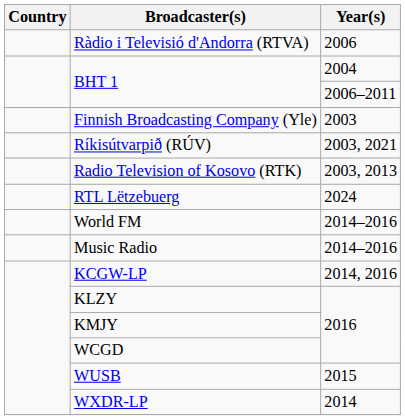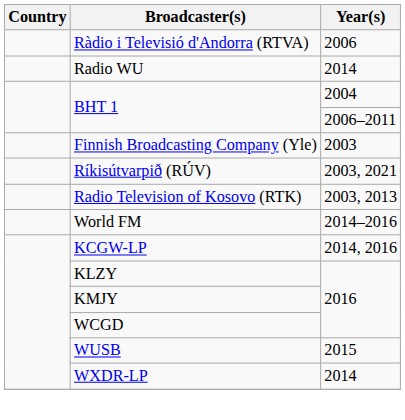+ row: (109, 68)
- row: (127, 196)
- row: (116, 247)
